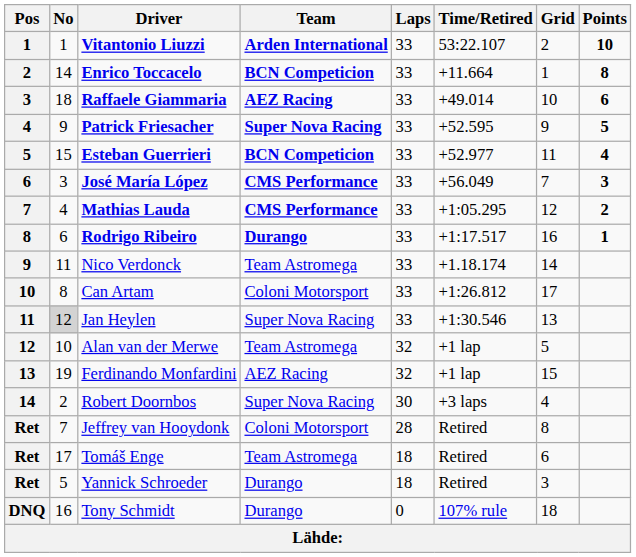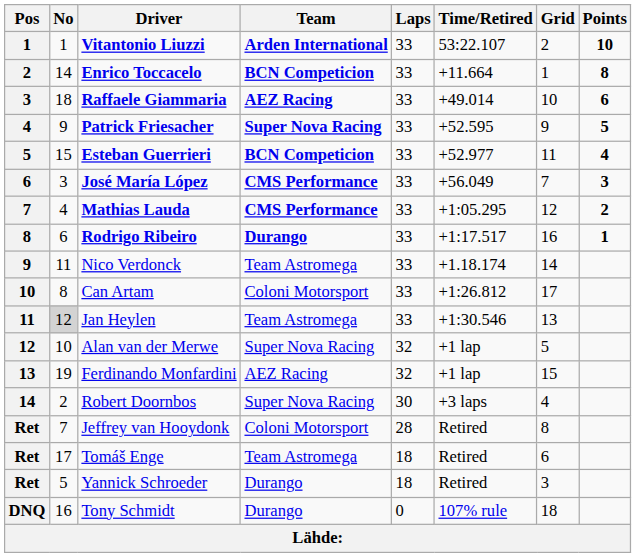(309, 318) Super Nova Racing -> (301, 318) Team Astromega
(301, 346) Team Astromega -> (309, 346) Super Nova Racing
